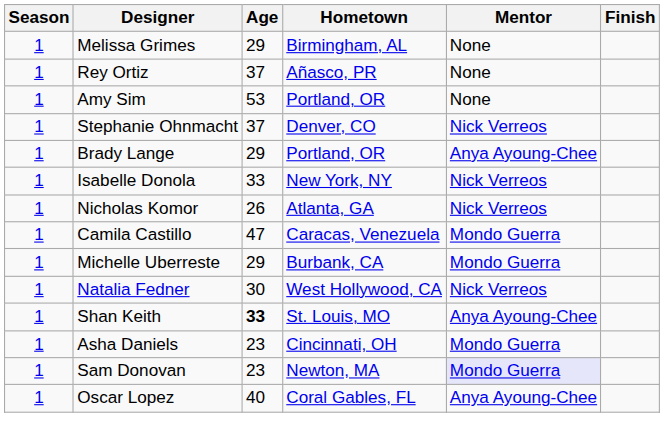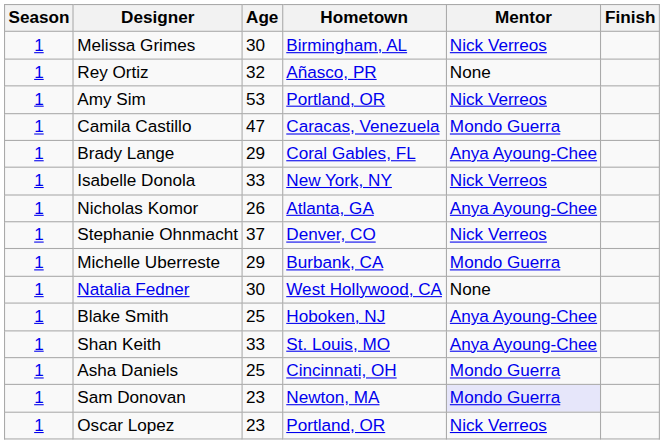(256, 45) 29 -> (256, 45) 30
(470, 45) None -> (498, 45) Nick Verreos
(256, 72) 37 -> (256, 72) 32
(470, 99) None -> (498, 99) Nick Verreos
rows swapped: (134, 235) <-> (158, 126)
(336, 153) Portland, OR -> (351, 153) Coral Gables, FL
(498, 208) Nick Verreos -> (523, 208) Anya Ayoung-Chee
(498, 289) Nick Verreos -> (470, 289) None
+ row: (123, 316)
(256, 316) bold -> (256, 343) normal
(256, 343) 23 -> (256, 371) 25
(256, 398) 40 -> (256, 425) 23
(351, 398) Coral Gables, FL -> (336, 425) Portland, OR
(523, 398) Anya Ayoung-Chee -> (498, 425) Nick Verreos
